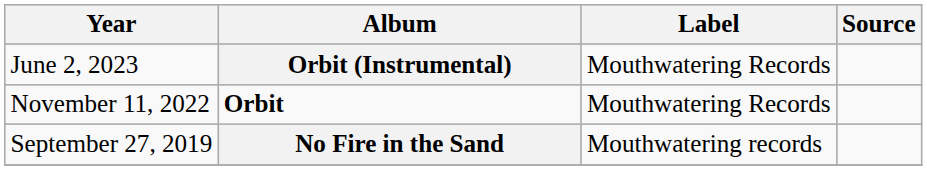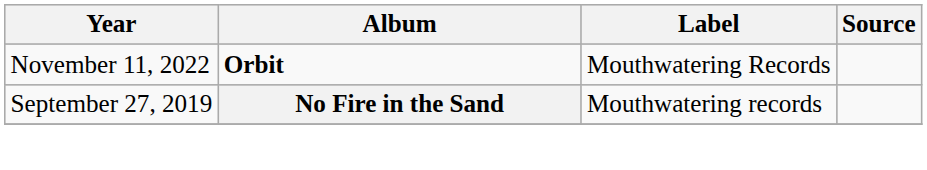- row: (74, 64)
